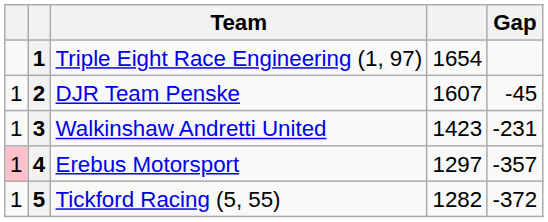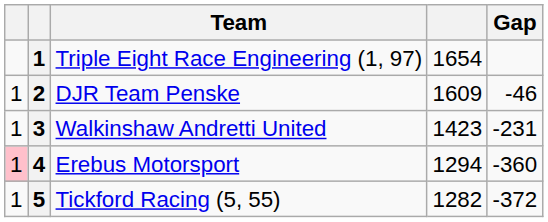(457, 93) 1607 -> (457, 93) 1609
(521, 93) -45 -> (521, 93) -46
(457, 164) 1297 -> (457, 164) 1294
(515, 164) -357 -> (515, 164) -360
